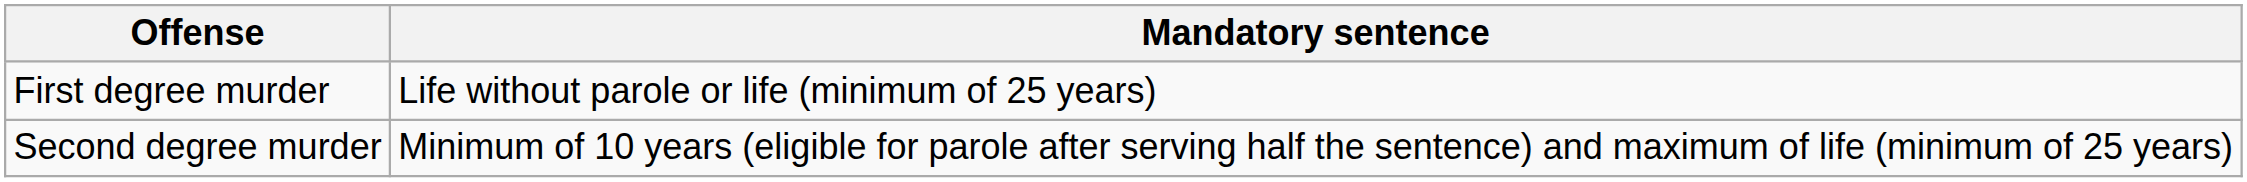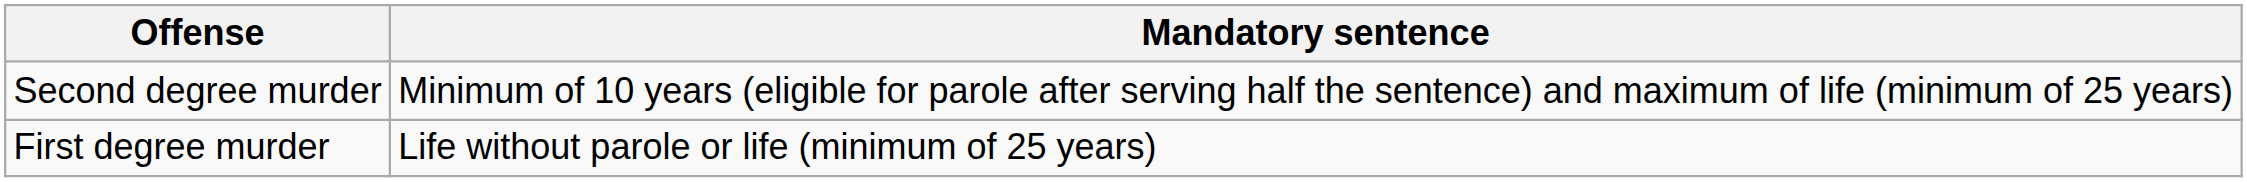rows swapped: (198, 147) <-> (171, 90)
